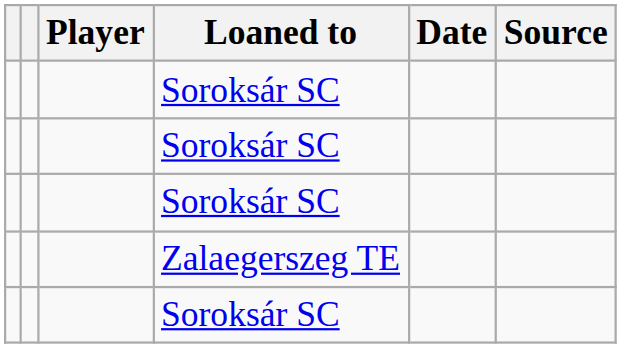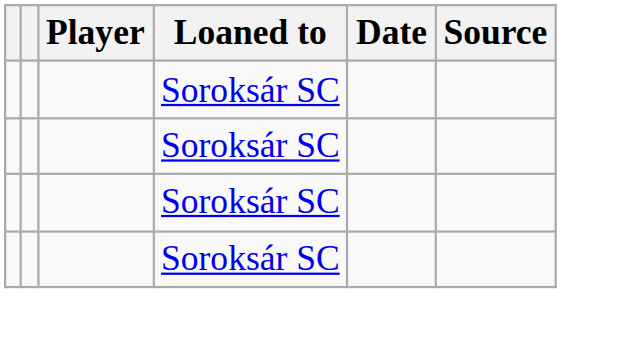- row: (13, 259)
